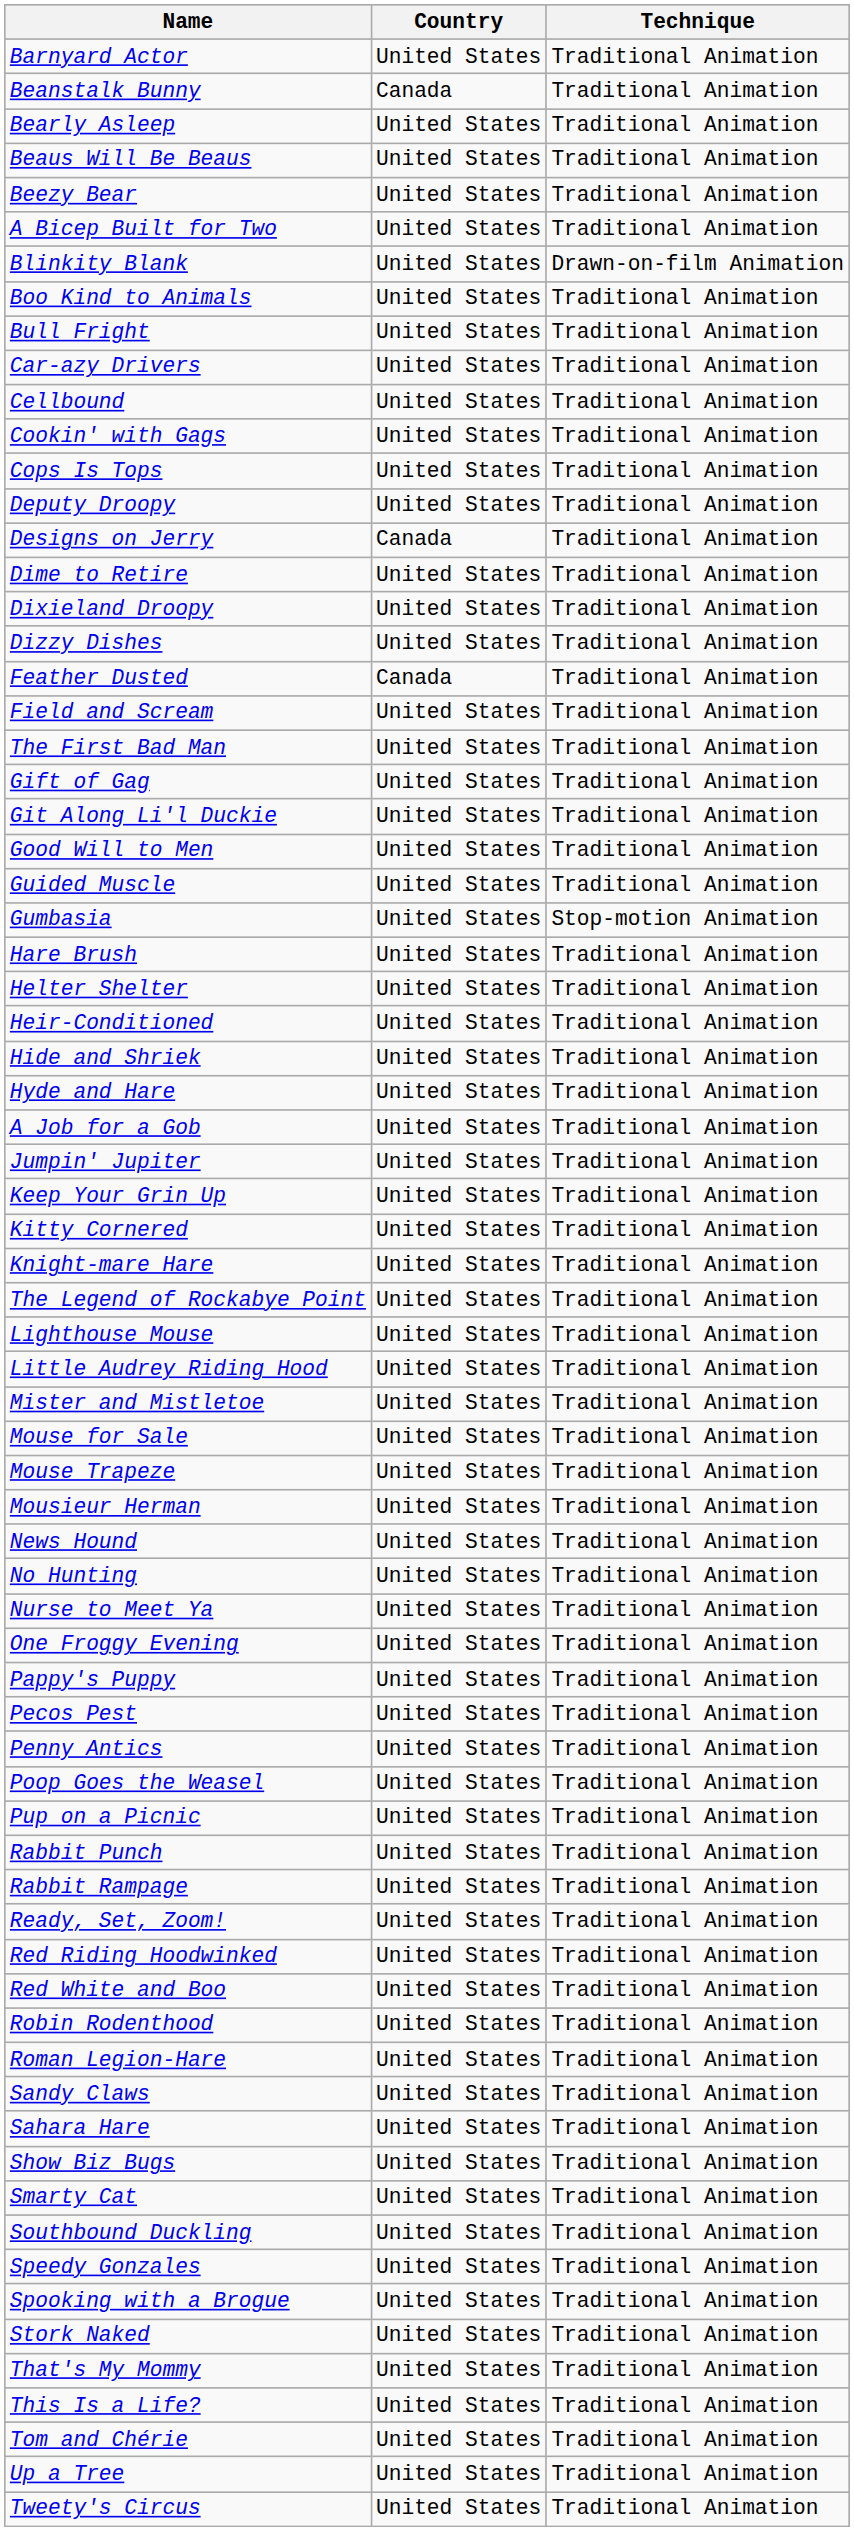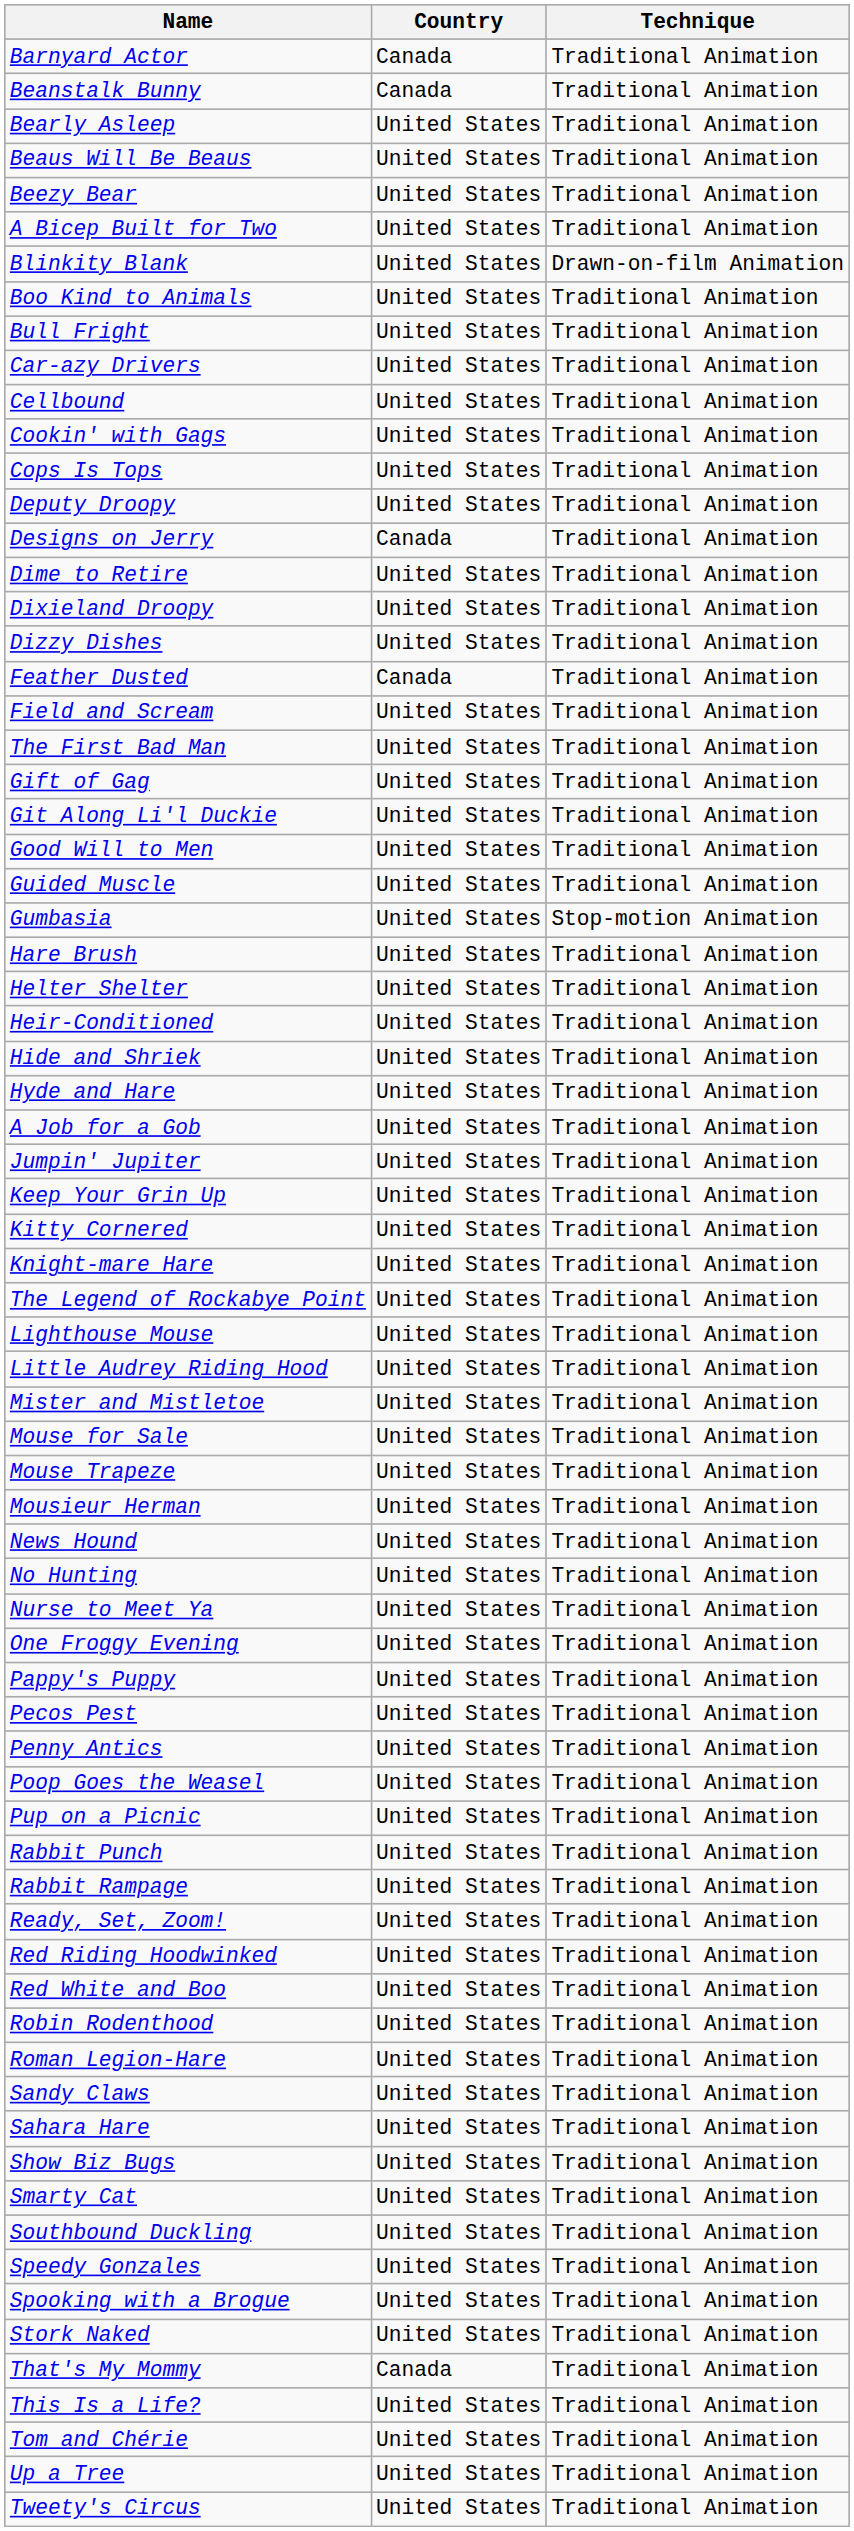(459, 57) United States -> (414, 57) Canada
(459, 2371) United States -> (414, 2371) Canada
